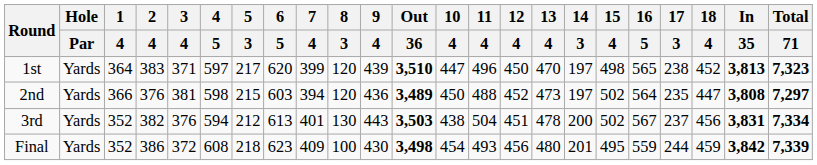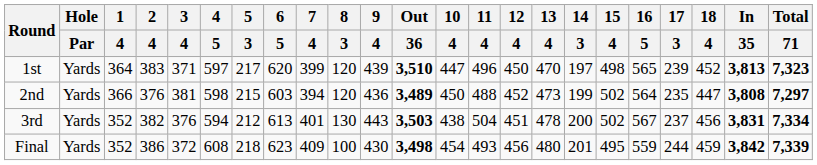(676, 69) 238 -> (676, 69) 239
(580, 95) 197 -> (580, 95) 199
